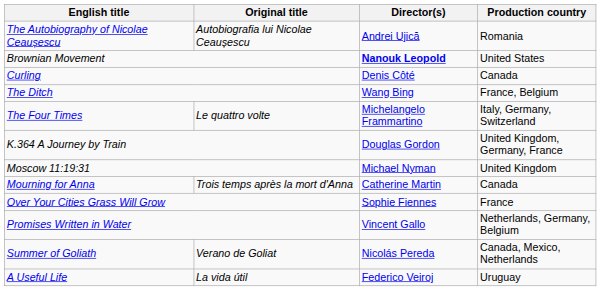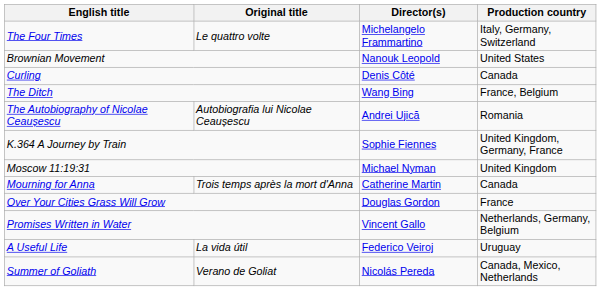rows swapped: (77, 36) <-> (45, 116)
(404, 59) bold -> (401, 59) normal
(401, 145) Douglas Gordon -> (399, 145) Sophie Fiennes
(399, 202) Sophie Fiennes -> (401, 202) Douglas Gordon
rows swapped: (51, 254) <-> (37, 277)
